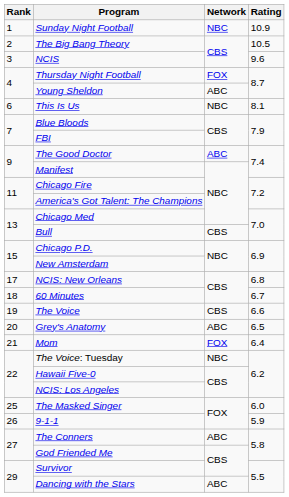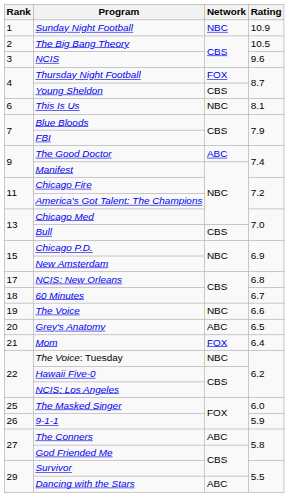(217, 91) ABC -> (217, 91) CBS
(217, 311) CBS -> (217, 311) NBC
